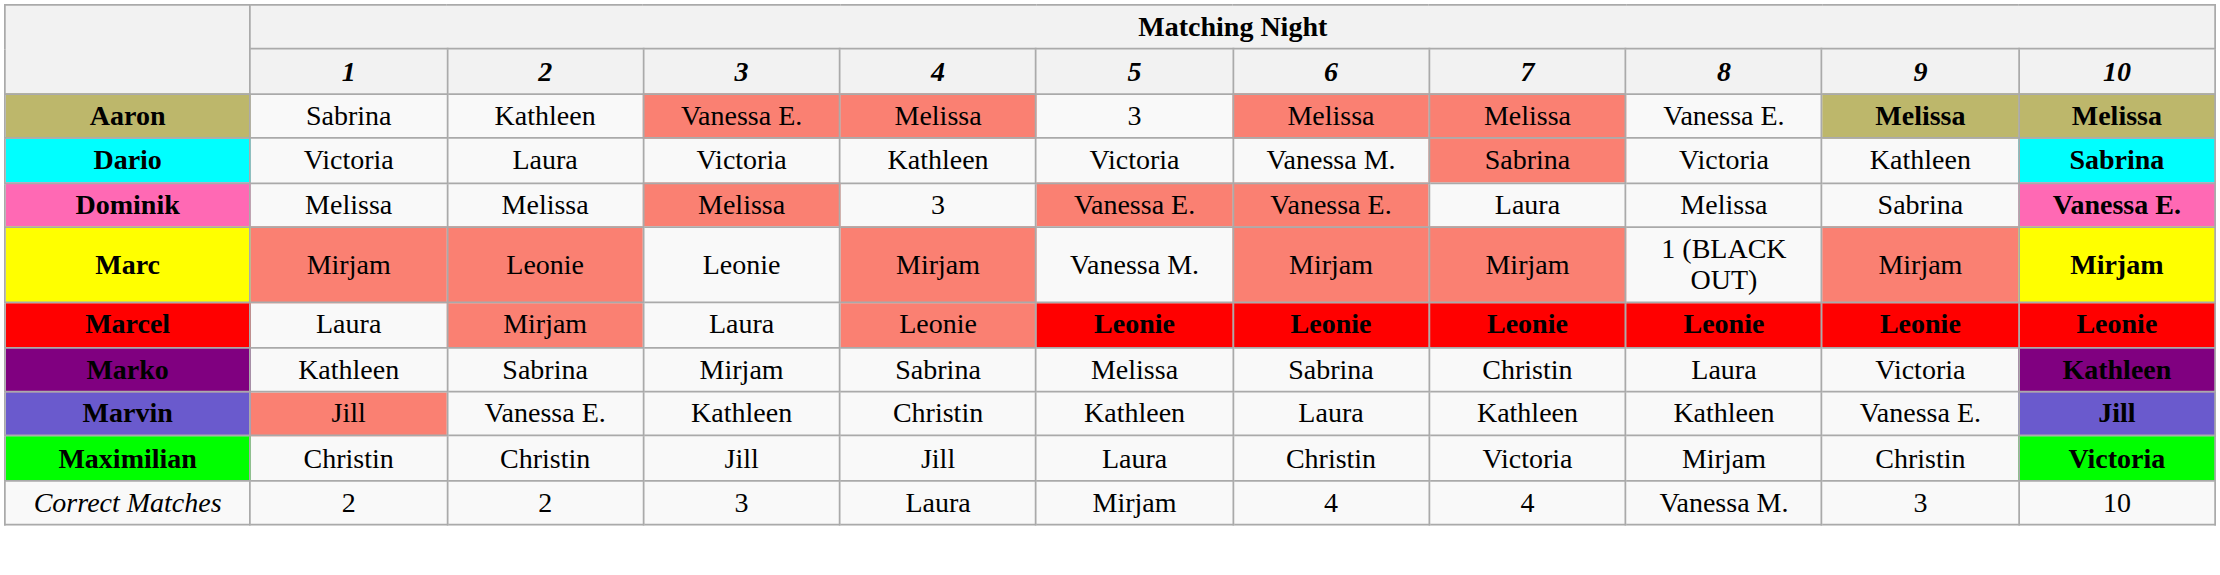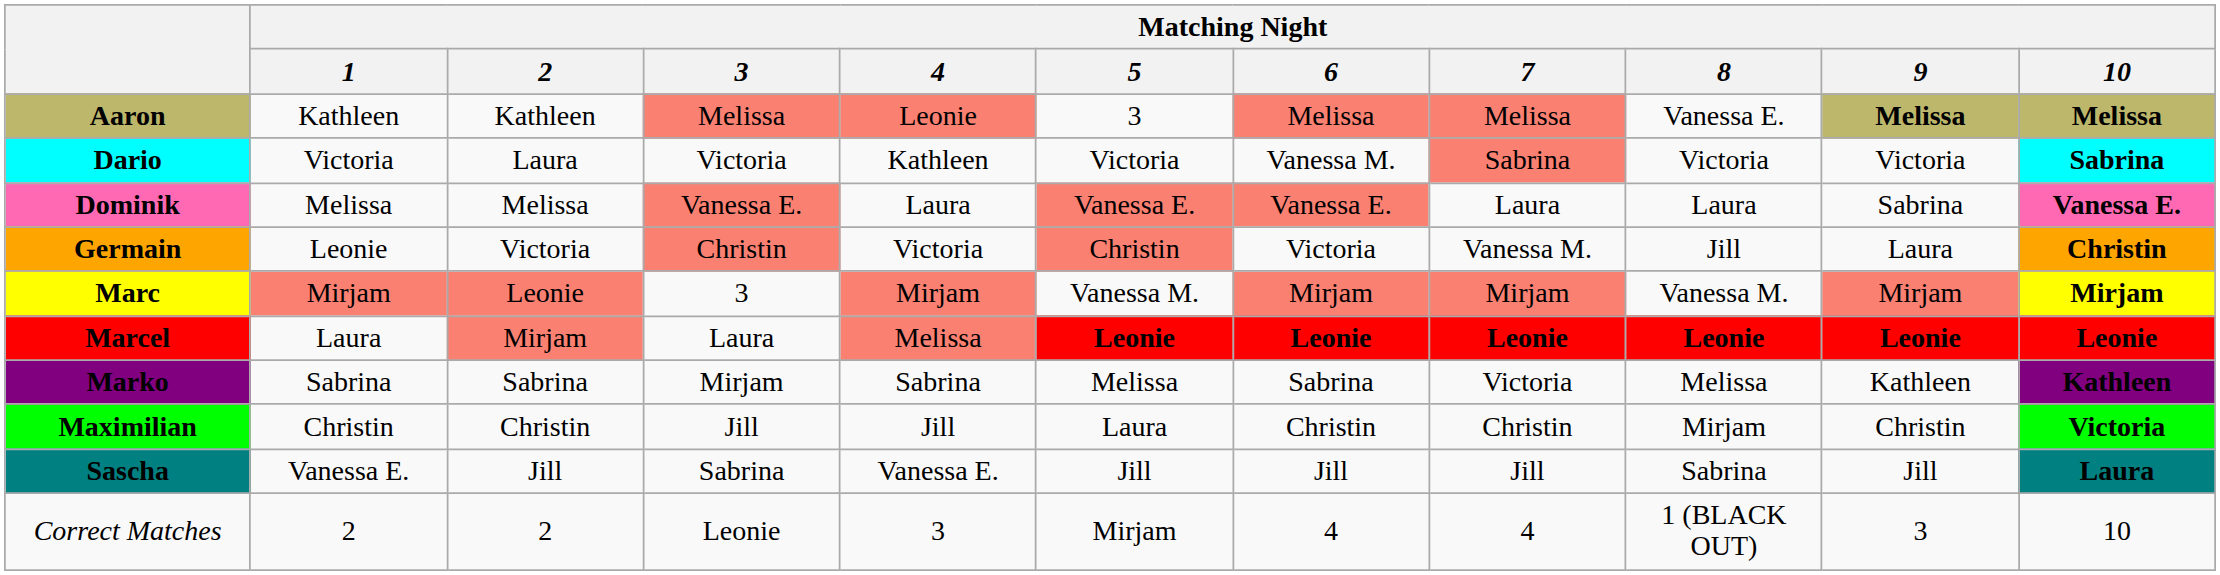(349, 115) Sabrina -> (349, 115) Kathleen
(742, 115) Vanessa E. -> (742, 115) Melissa
(938, 115) Melissa -> (938, 115) Leonie
(1920, 159) Kathleen -> (1920, 159) Victoria
(742, 204) Melissa -> (742, 204) Vanessa E.
(938, 204) 3 -> (938, 204) Laura
(1724, 204) Melissa -> (1724, 204) Laura
+ row: (128, 248)
(742, 264) Leonie -> (742, 293) 3
(1724, 264) 1 (BLACK OUT) -> (1724, 293) Vanessa M.
(938, 324) Leonie -> (938, 337) Melissa
(349, 369) Kathleen -> (349, 381) Sabrina
(1527, 369) Christin -> (1527, 381) Victoria
(1724, 369) Laura -> (1724, 381) Melissa
(1920, 369) Victoria -> (1920, 381) Kathleen
- row: (128, 413)
(1527, 457) Victoria -> (1527, 426) Christin
+ row: (128, 470)
(742, 502) 3 -> (742, 530) Leonie
(938, 502) Laura -> (938, 530) 3
(1724, 502) Vanessa M. -> (1724, 530) 1 (BLACK OUT)
